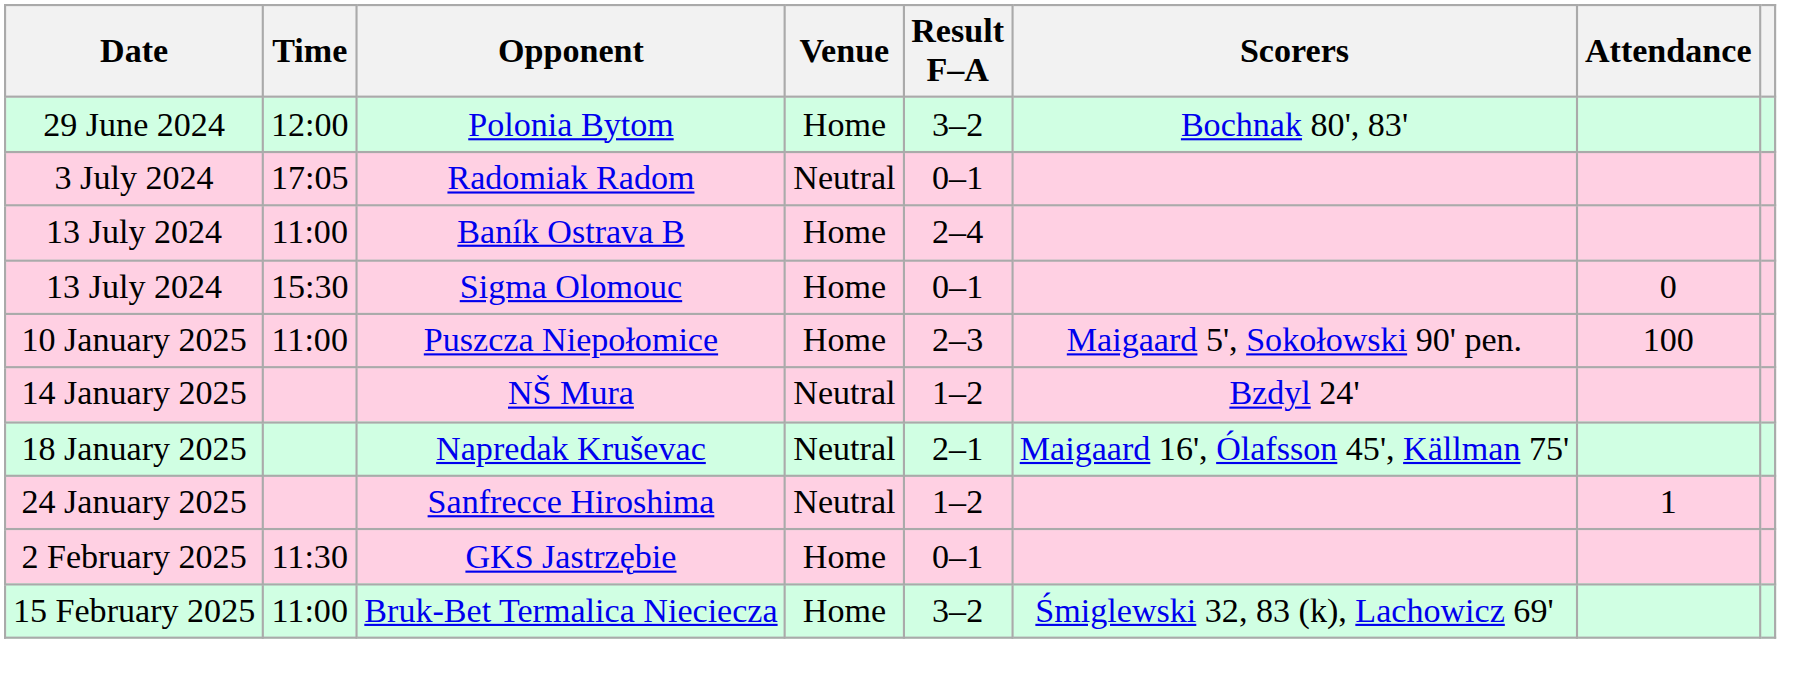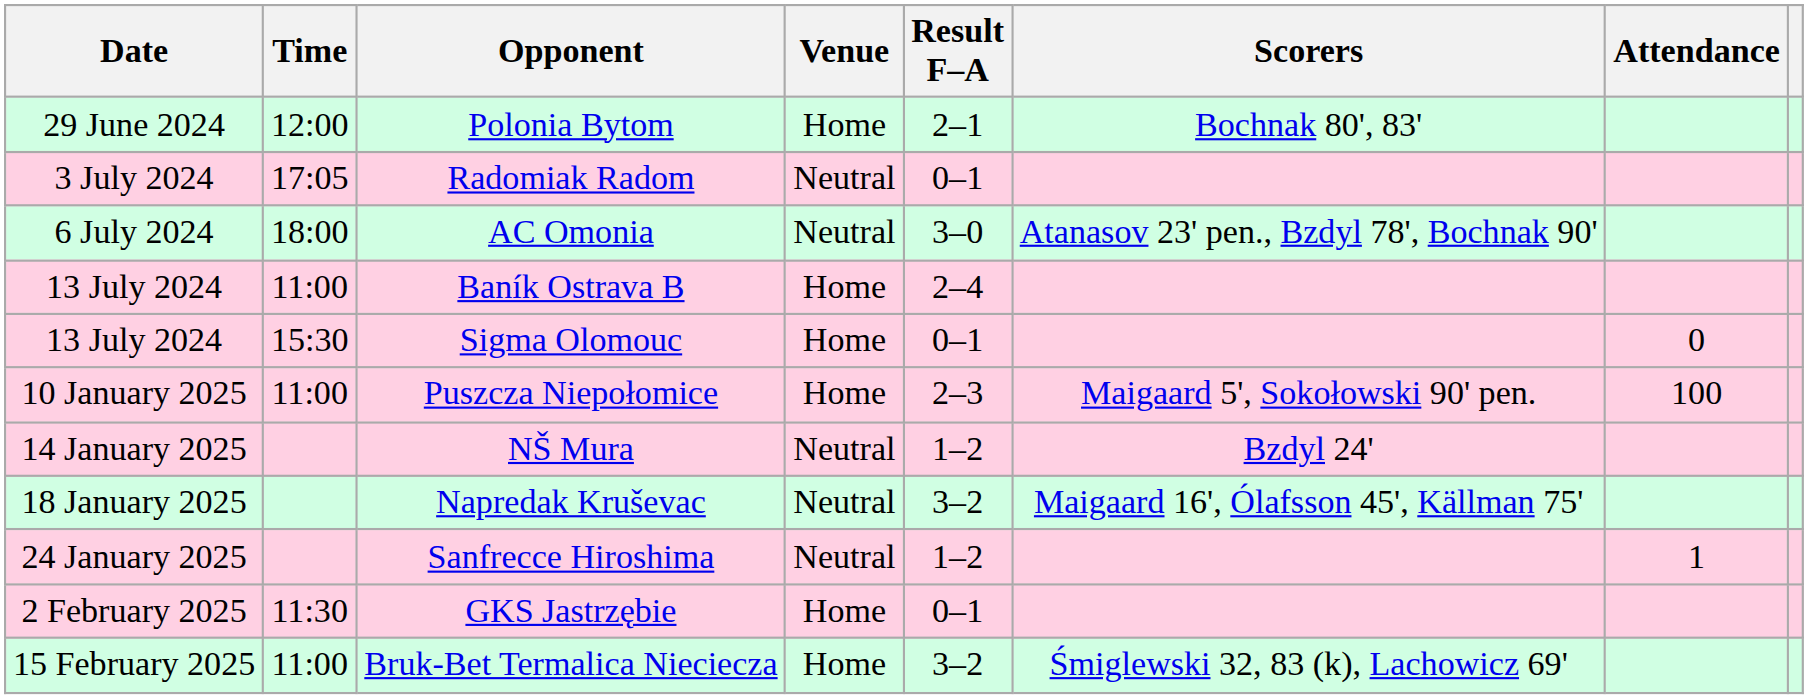(958, 123) 3–2 -> (958, 123) 2–1
+ row: (571, 232)
(958, 448) 2–1 -> (958, 502) 3–2
